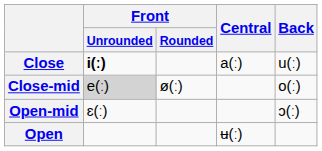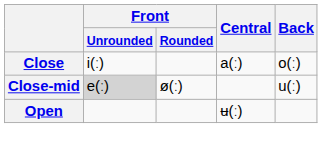(96, 63) bold -> (95, 63) normal
(289, 63) u(ː) -> (289, 63) o(ː)
(289, 87) o(ː) -> (289, 87) u(ː)
- row: (44, 110)
